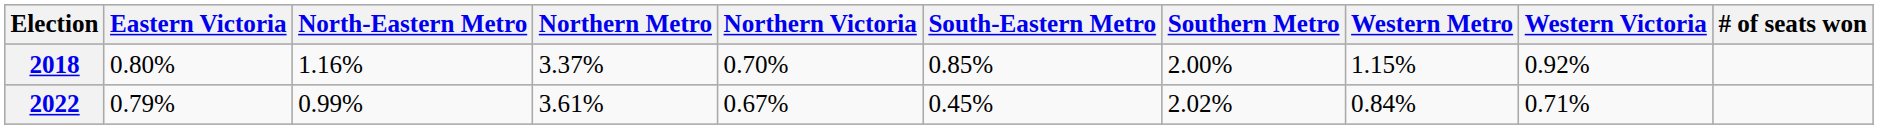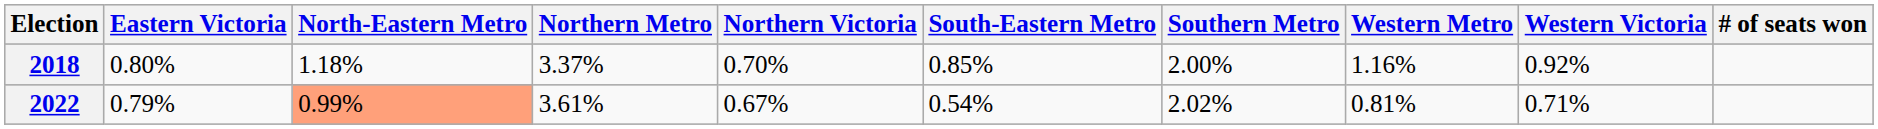(331, 64) 1.16% -> (331, 64) 1.18%
(1384, 64) 1.15% -> (1384, 64) 1.16%
(331, 104) no background -> (331, 104) lightsalmon background
(961, 104) 0.45% -> (961, 104) 0.54%
(1384, 104) 0.84% -> (1384, 104) 0.81%
